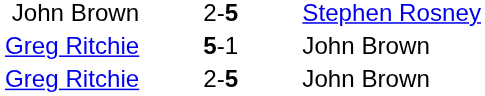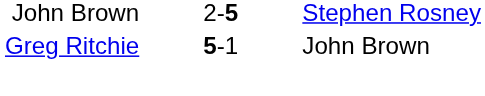- row: (72, 79)
